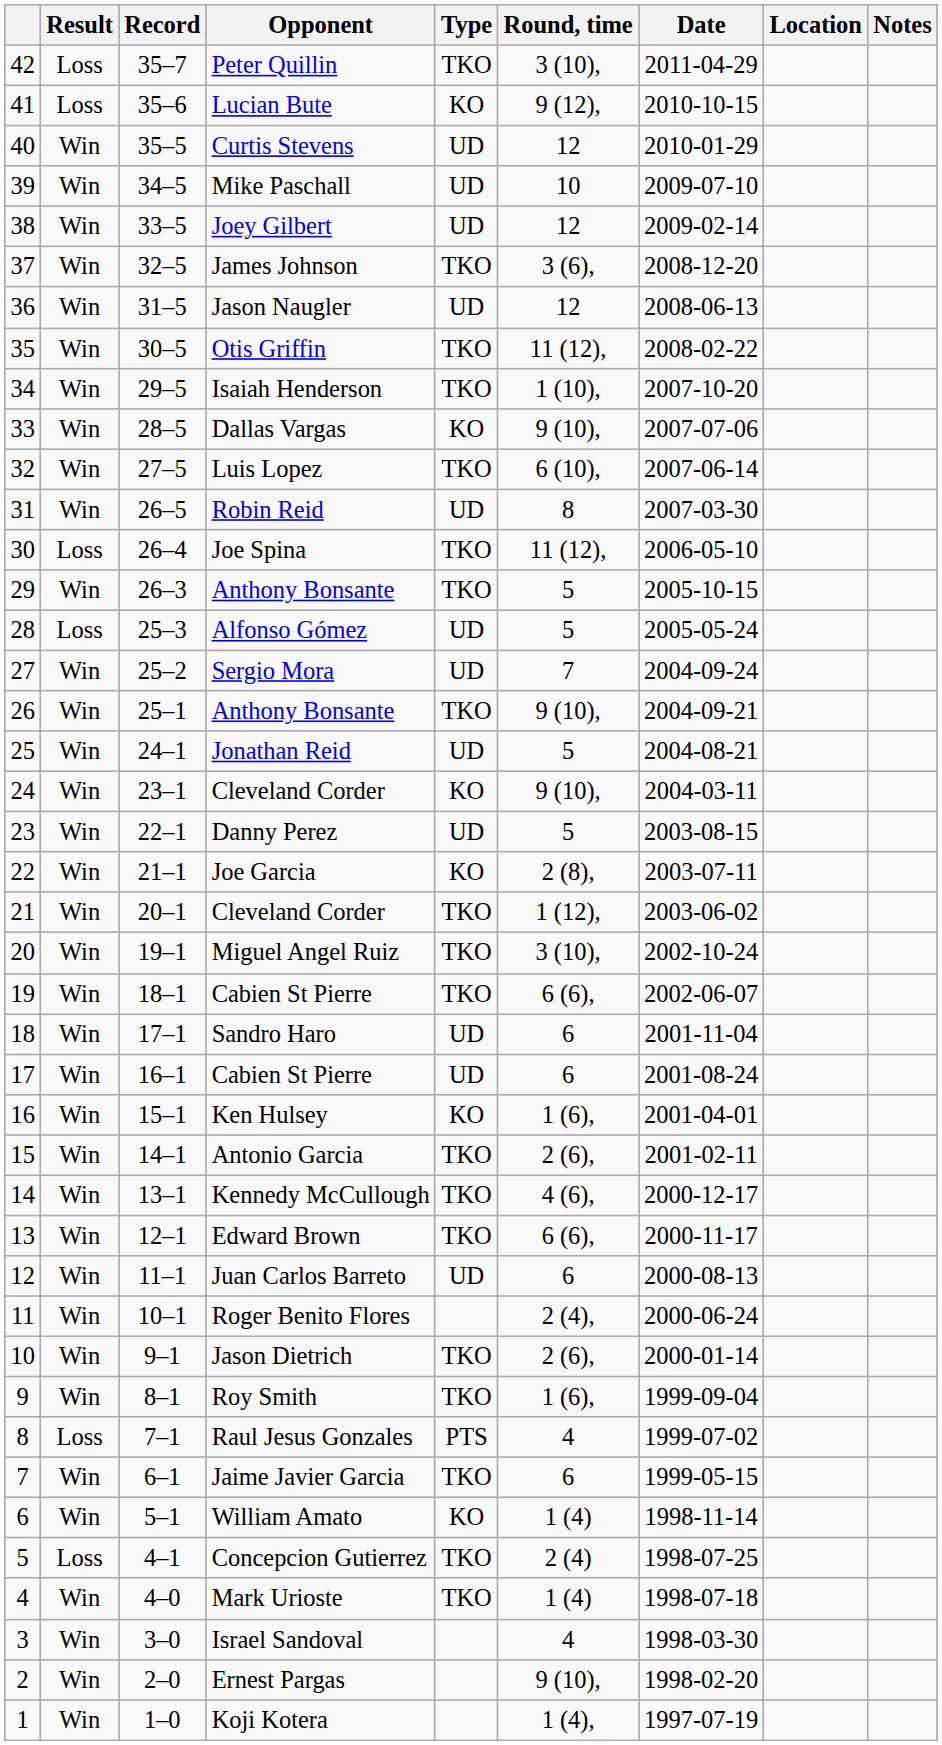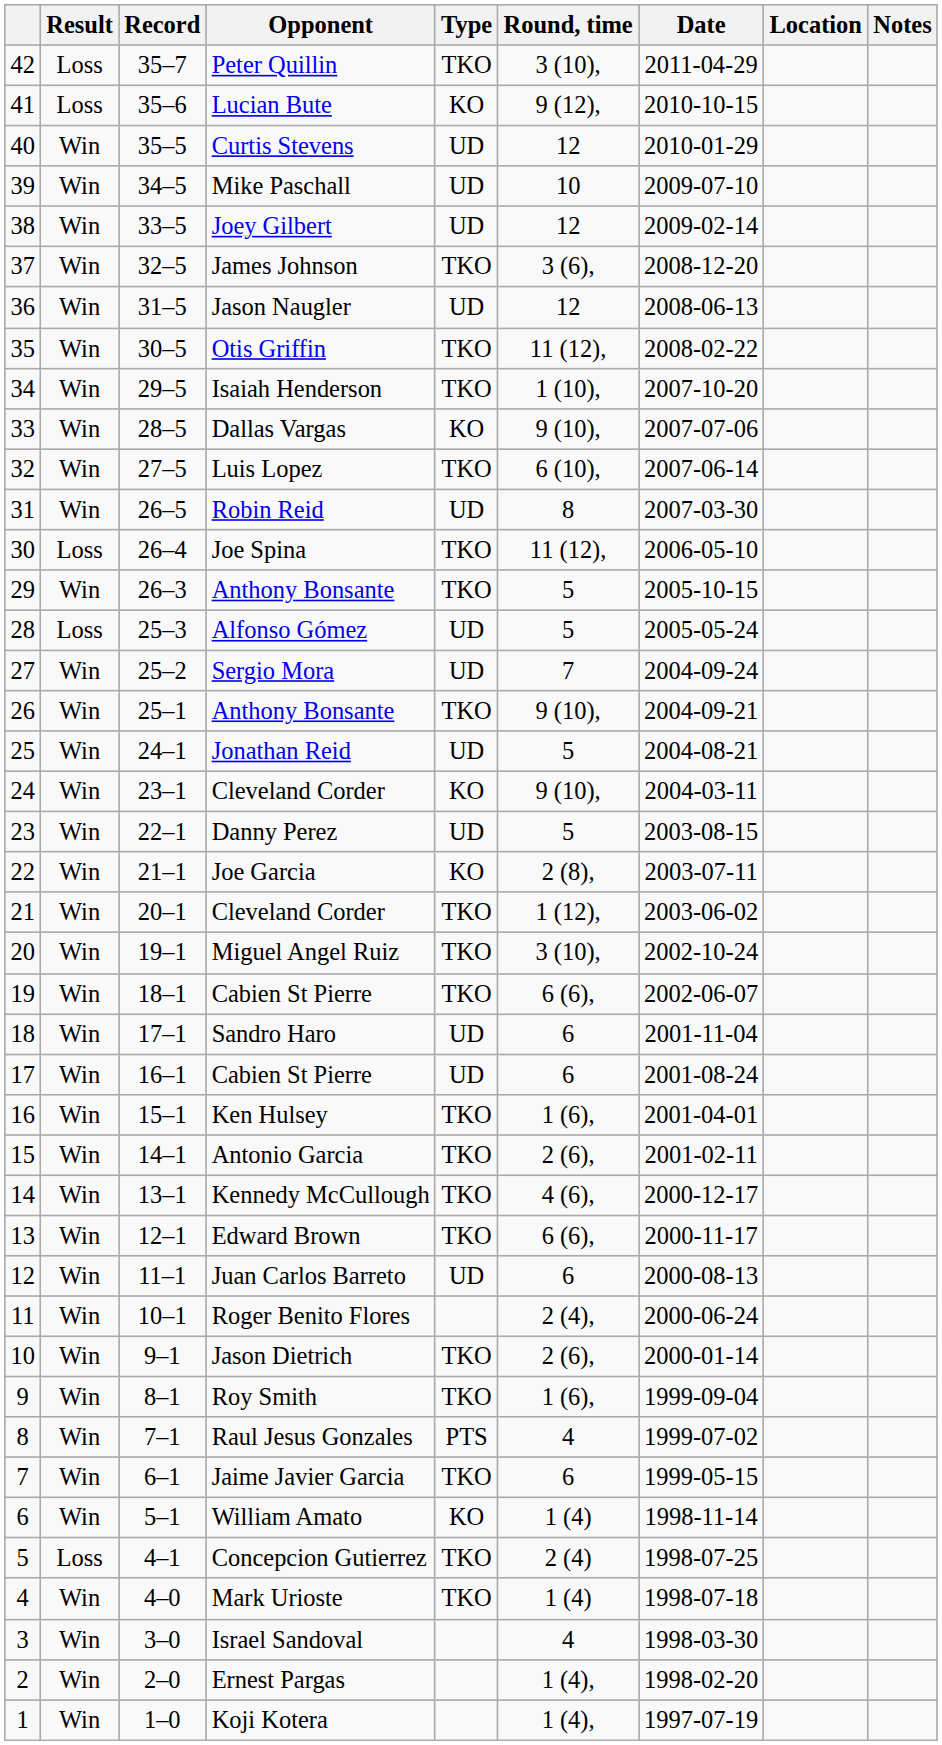(467, 1114) KO -> (467, 1114) TKO
(80, 1437) Loss -> (80, 1437) Win
(568, 1679) 9 (10), -> (568, 1679) 1 (4),
